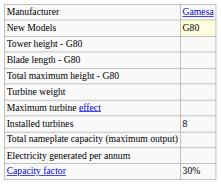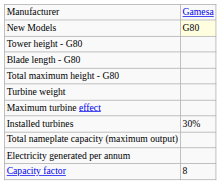(185, 123) 8 -> (191, 123) 30%
(191, 171) 30% -> (185, 171) 8
